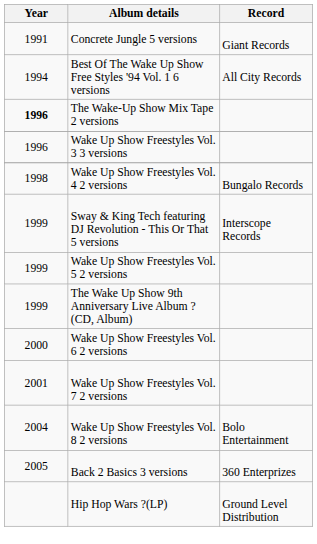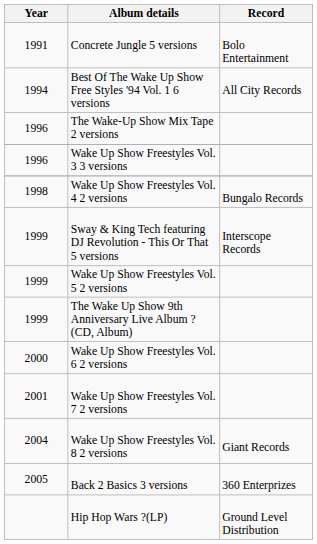(256, 45) Giant Records -> (255, 51) Bolo Entertainment
(36, 115) bold -> (36, 128) normal
(255, 434) Bolo Entertainment -> (256, 447) Giant Records
